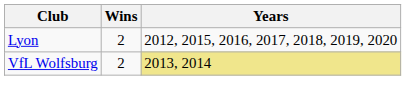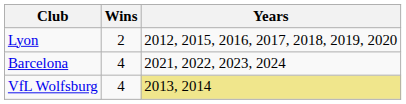+ row: (38, 63)
(121, 63) 2 -> (121, 87) 4
